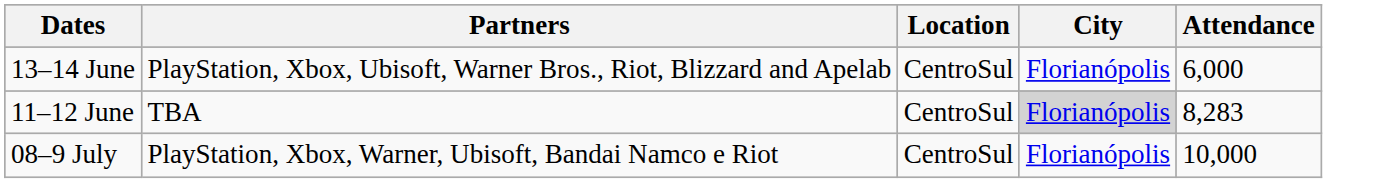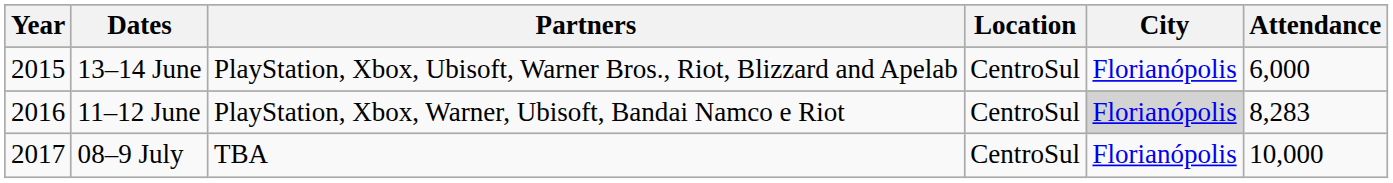+ column: (38, 25)
(175, 111) TBA -> (529, 111) PlayStation, Xbox, Warner, Ubisoft, Bandai Namco e Riot
(463, 154) PlayStation, Xbox, Warner, Ubisoft, Bandai Namco e Riot -> (241, 154) TBA
